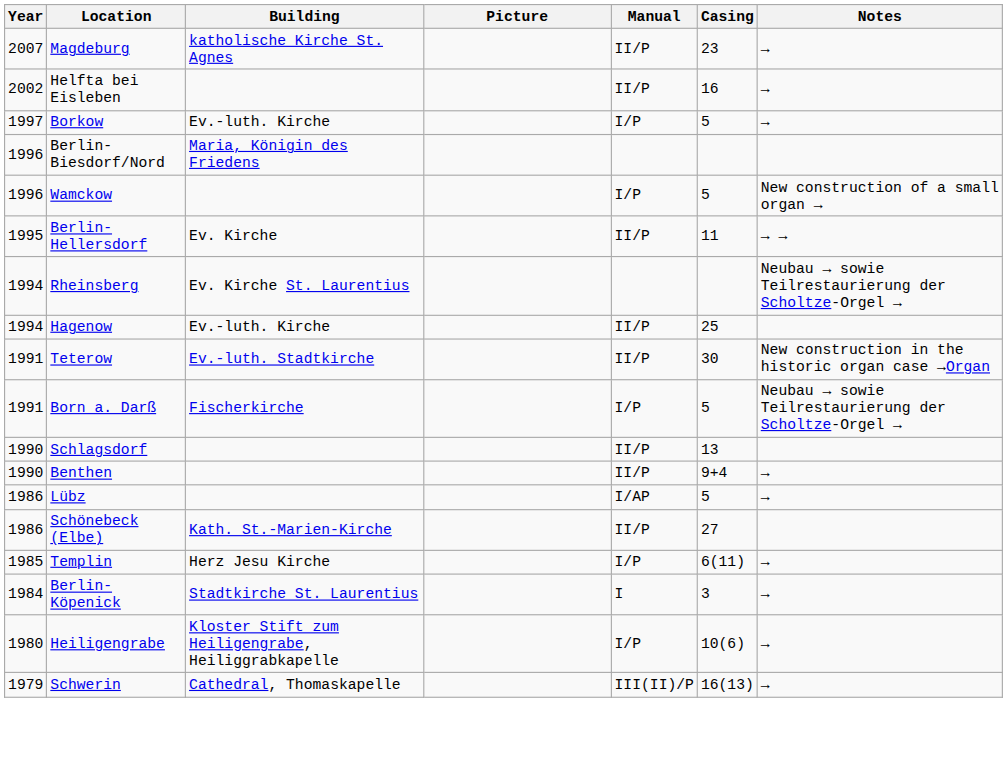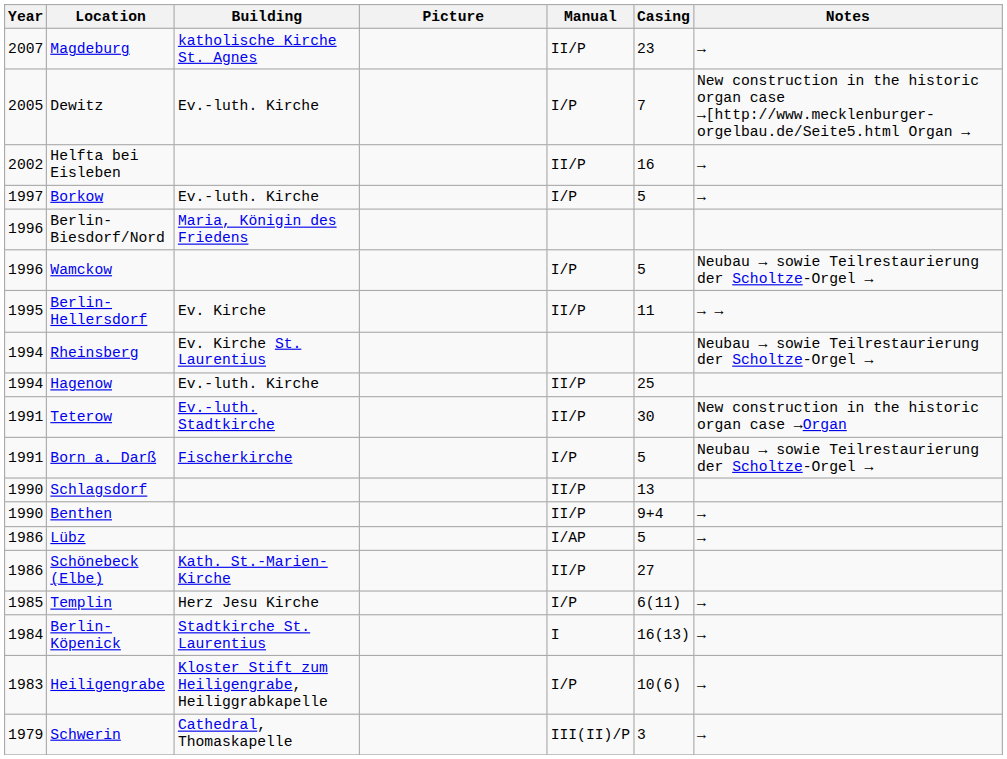+ row: (77, 107)
(880, 196) New construction of a small organ → -> (838, 270) Neubau → sowie Teilrestaurierung der Scholtze-Orgel →
(705, 595) 3 -> (663, 635) 16(13)
(26, 644) 1980 -> (26, 685) 1983
(727, 685) 16(13) -> (641, 734) 3
